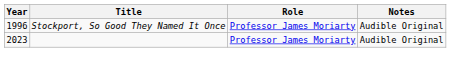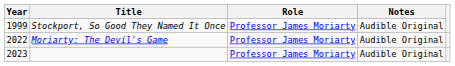(17, 26) 1996 -> (17, 26) 1999
+ row: (100, 40)
